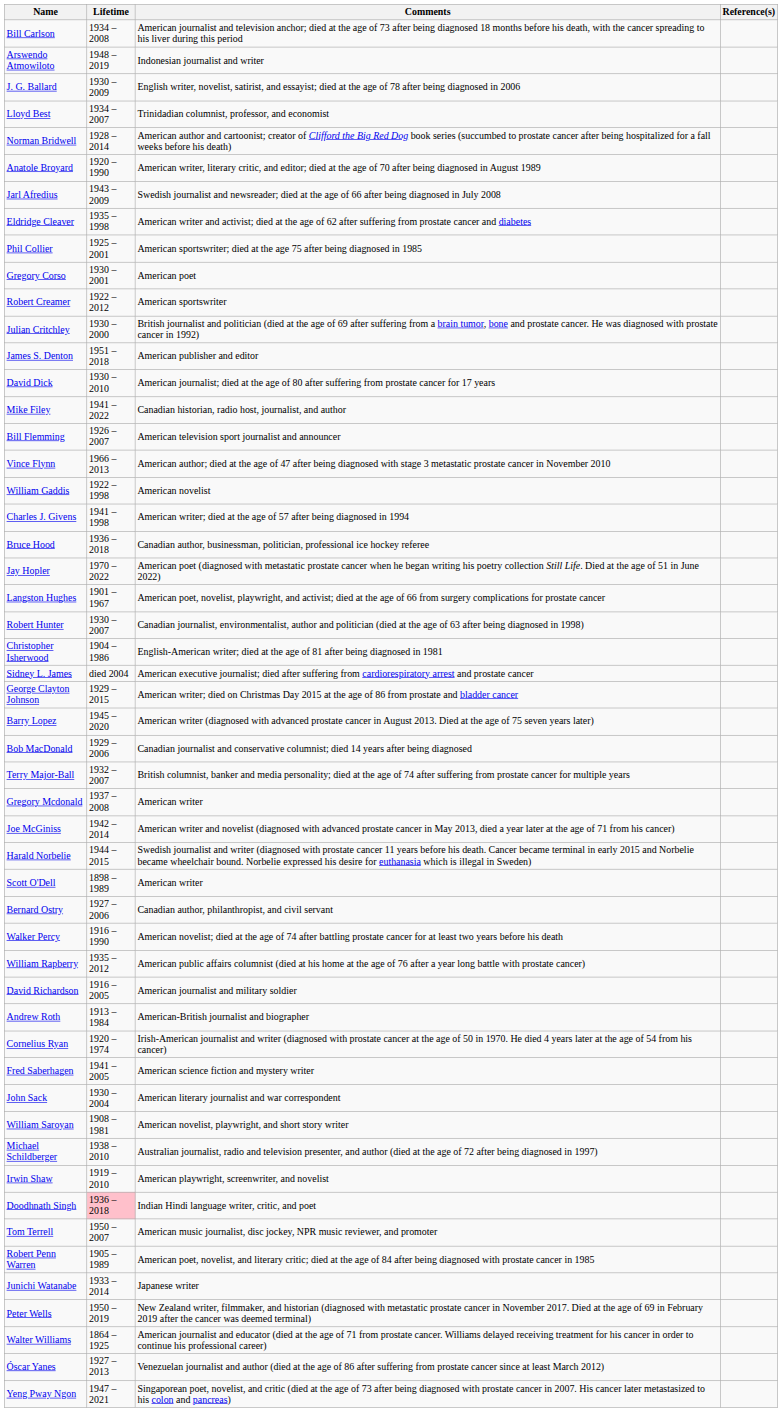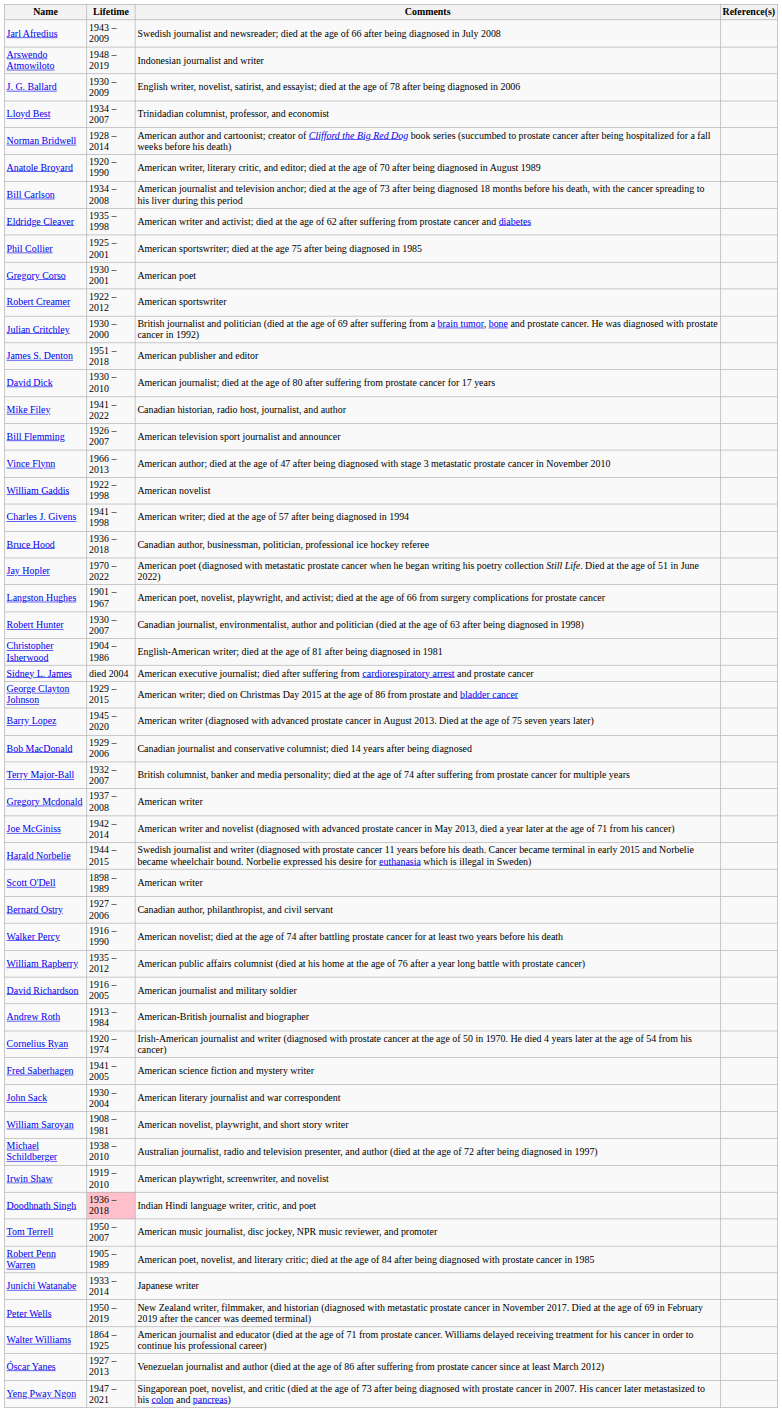rows swapped: (32, 195) <-> (31, 33)
